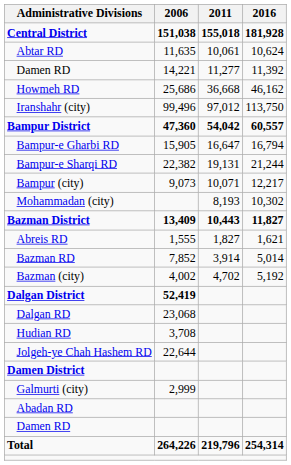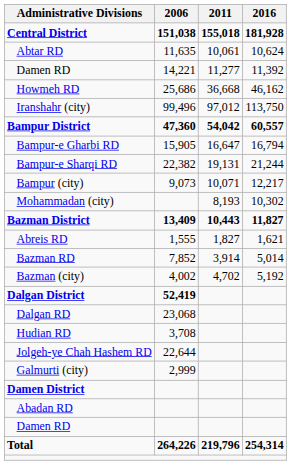rows swapped: (52, 389) <-> (46, 370)
